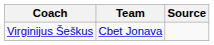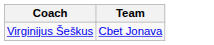- column: (187, 13)
